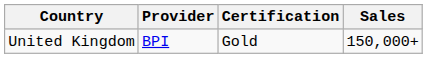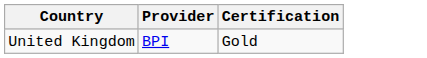- column: (383, 17)
